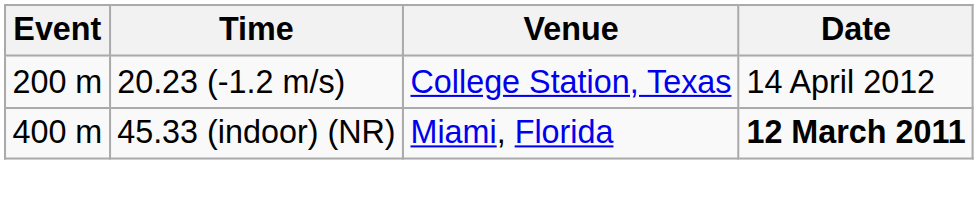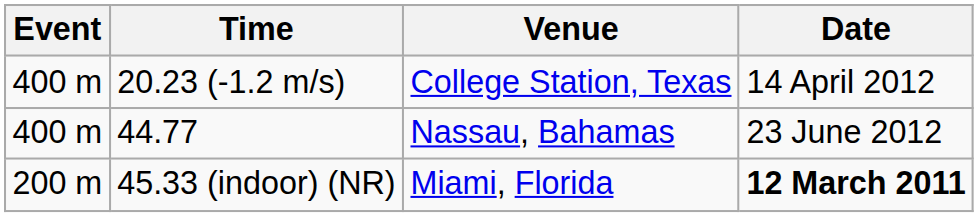(57, 81) 200 m -> (57, 81) 400 m
+ row: (158, 132)
(57, 132) 400 m -> (57, 183) 200 m
